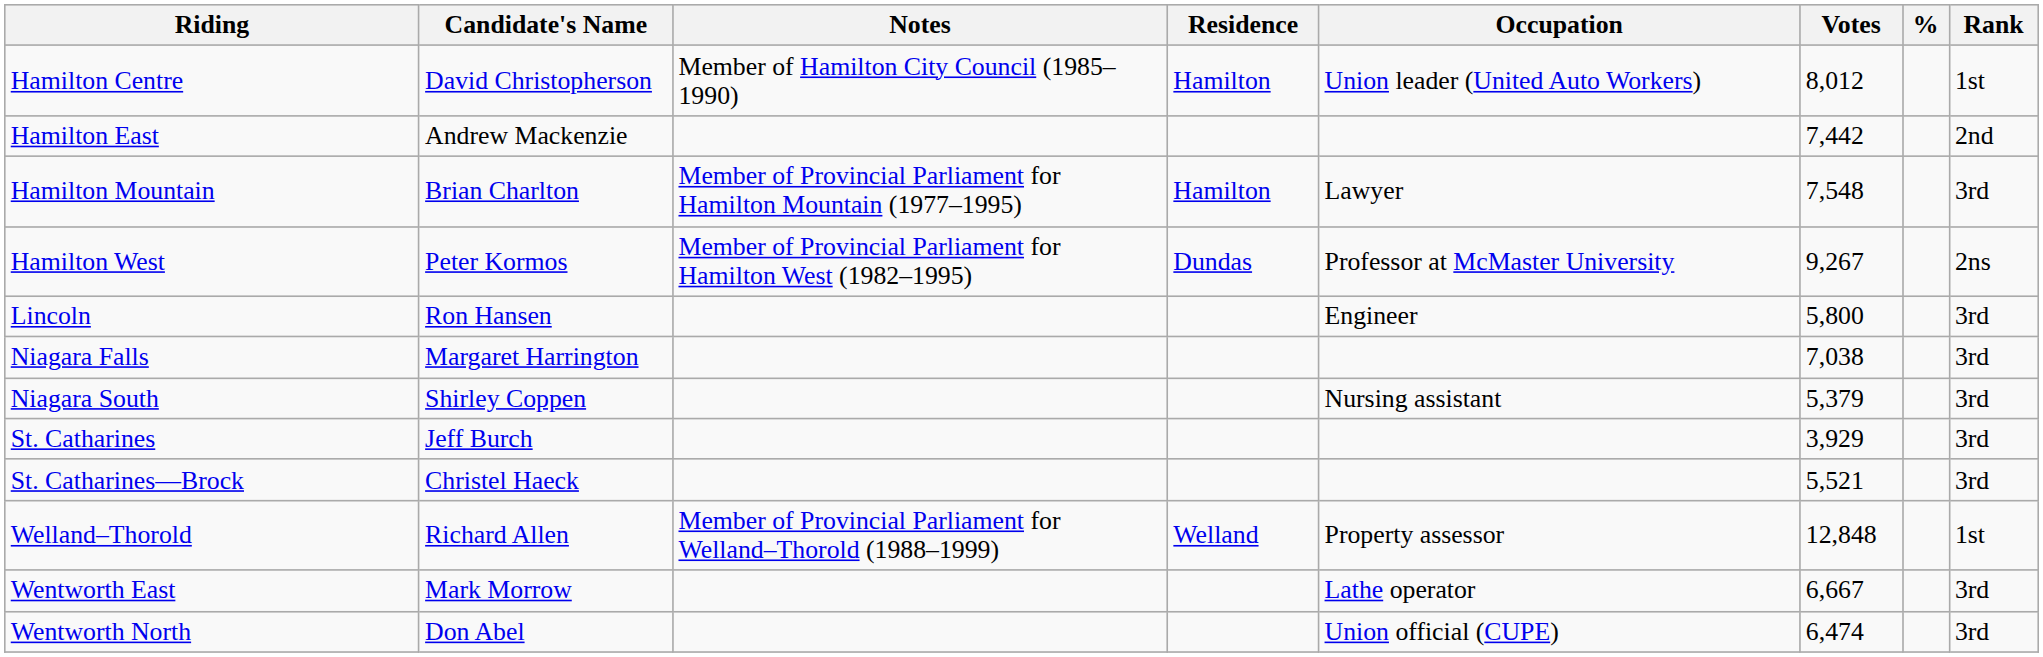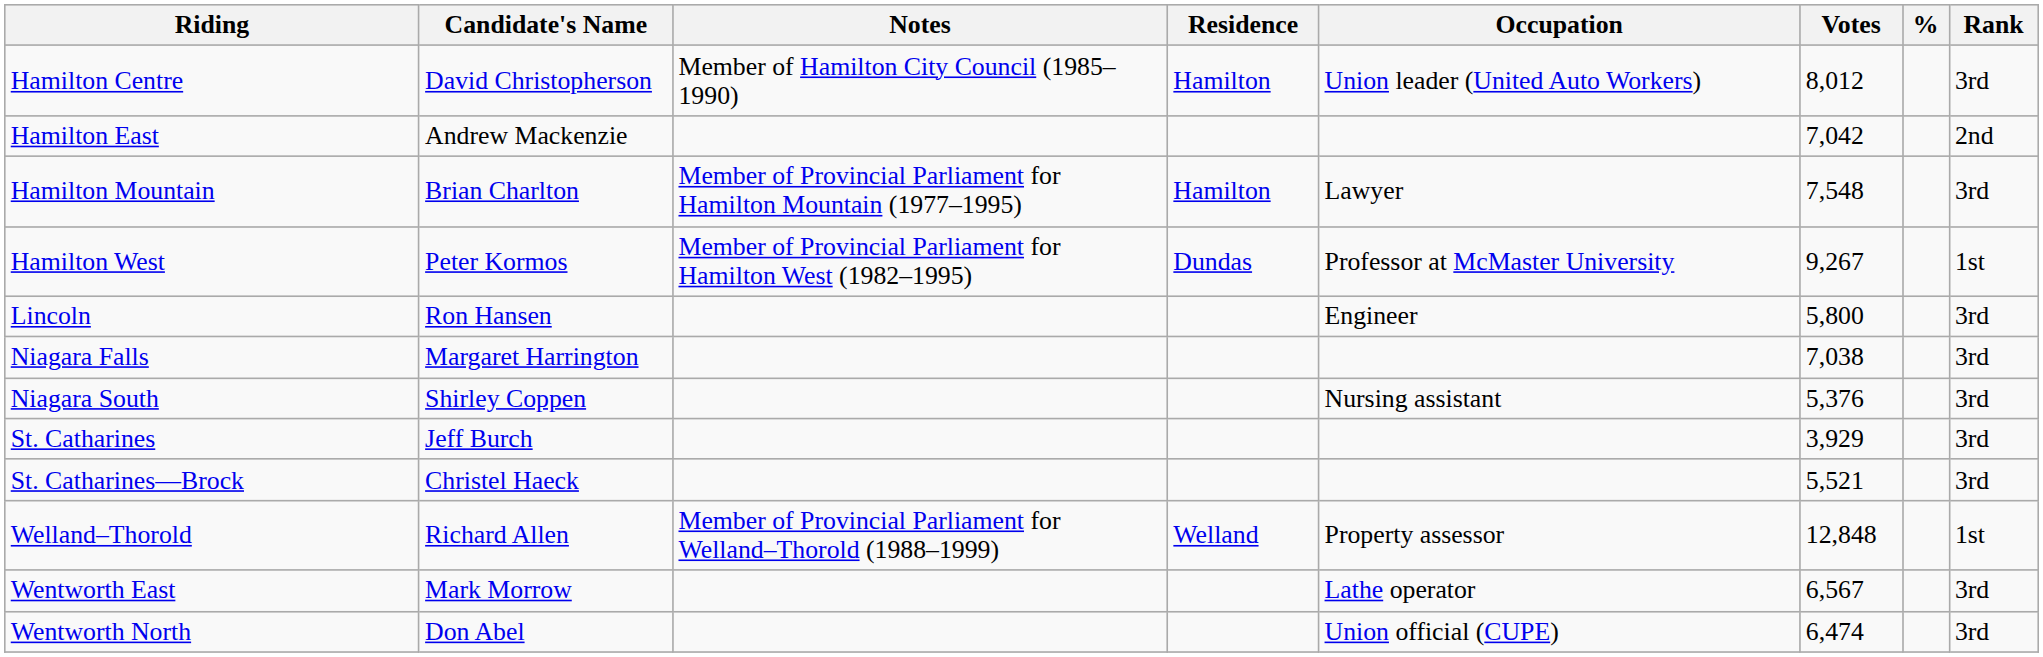(1970, 80) 1st -> (1972, 80) 3rd
(1835, 135) 7,442 -> (1835, 135) 7,042
(1973, 260) 2ns -> (1970, 260) 1st
(1835, 397) 5,379 -> (1835, 397) 5,376
(1835, 590) 6,667 -> (1835, 590) 6,567
